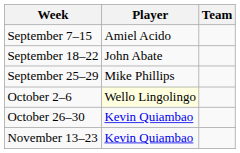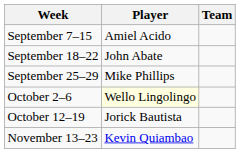+ row: (46, 117)
- row: (46, 117)
